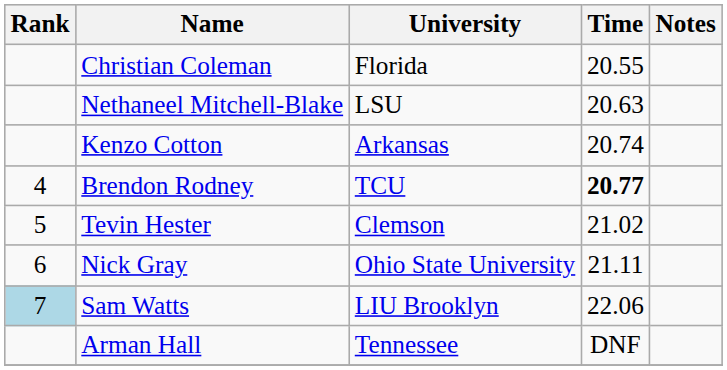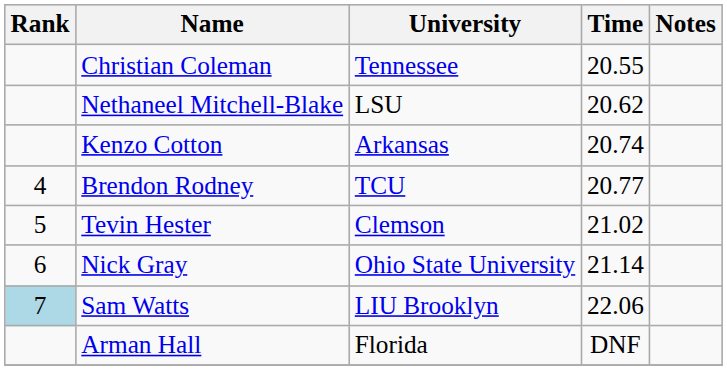(391, 64) Florida -> (407, 64) Tennessee
(615, 104) 20.63 -> (615, 104) 20.62
(615, 184) bold -> (615, 184) normal
(615, 265) 21.11 -> (615, 265) 21.14
(407, 345) Tennessee -> (391, 345) Florida
